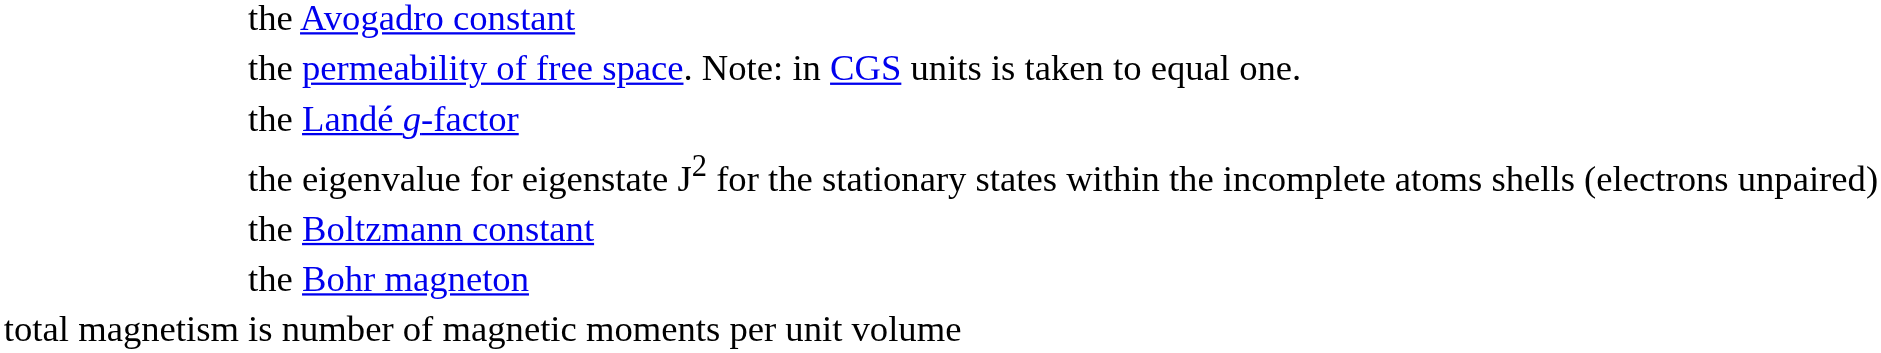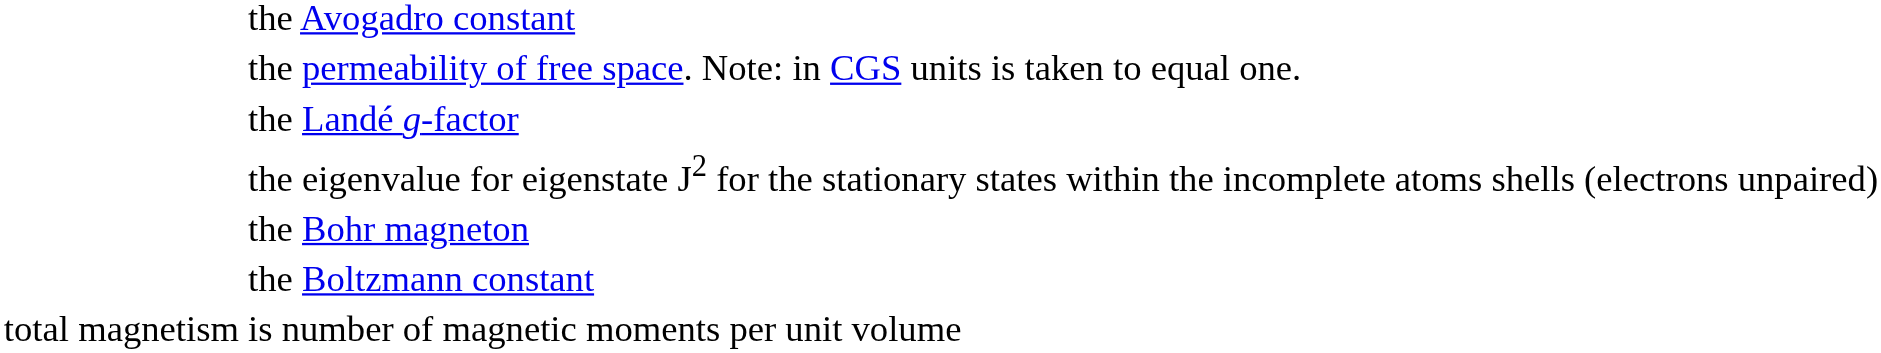rows swapped: (389, 279) <-> (421, 229)
